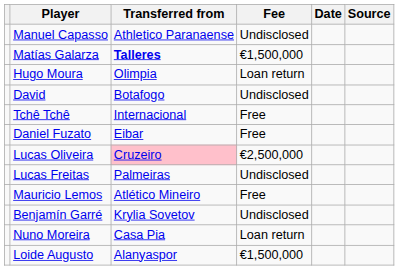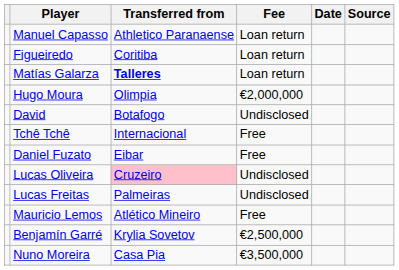(274, 34) Undisclosed -> (272, 34) Loan return
+ row: (43, 54)
(271, 54) €1,500,000 -> (272, 74) Loan return
(272, 74) Loan return -> (271, 94) €2,000,000
(271, 154) €2,500,000 -> (274, 174) Undisclosed
(274, 214) Undisclosed -> (271, 235) €2,500,000
(272, 235) Loan return -> (271, 255) €3,500,000
- row: (53, 255)
